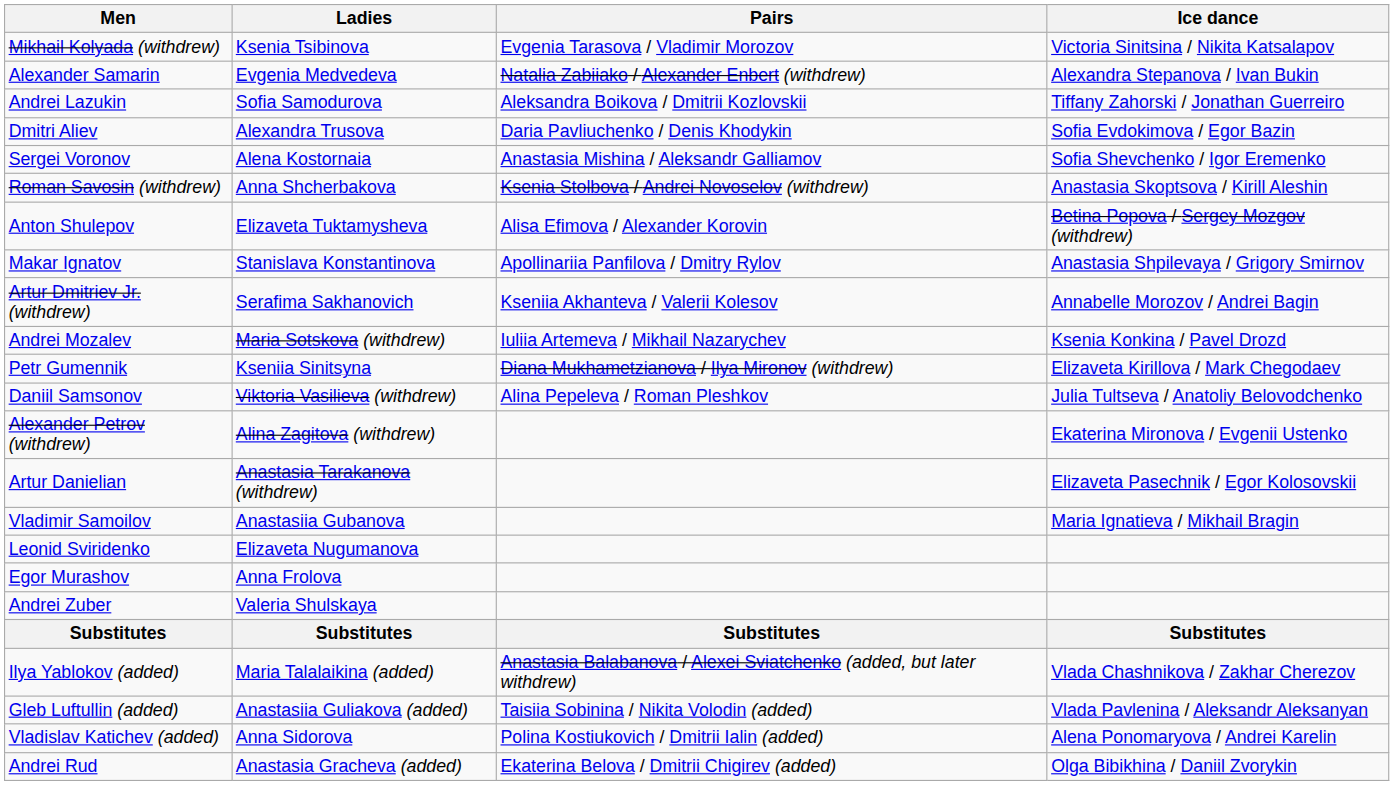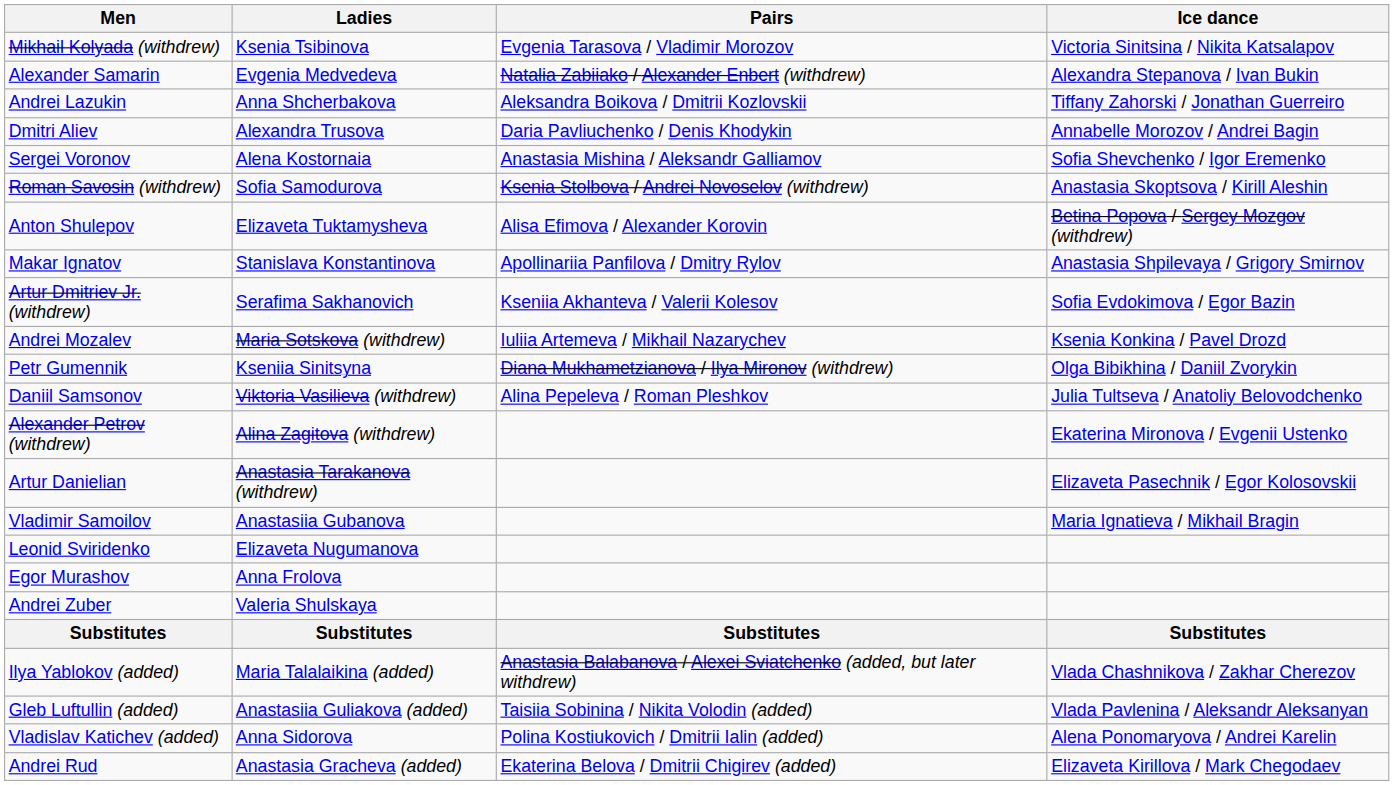(309, 103) Sofia Samodurova -> (316, 103) Anna Shcherbakova
(1173, 131) Sofia Evdokimova / Egor Bazin -> (1185, 131) Annabelle Morozov / Andrei Bagin
(316, 187) Anna Shcherbakova -> (309, 187) Sofia Samodurova
(1185, 302) Annabelle Morozov / Andrei Bagin -> (1173, 302) Sofia Evdokimova / Egor Bazin
(1196, 368) Elizaveta Kirillova / Mark Chegodaev -> (1174, 368) Olga Bibikhina / Daniil Zvorykin
(1174, 766) Olga Bibikhina / Daniil Zvorykin -> (1196, 766) Elizaveta Kirillova / Mark Chegodaev
